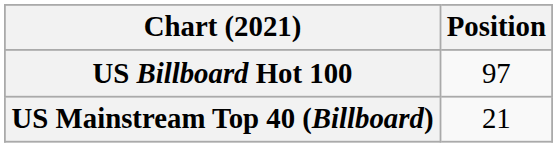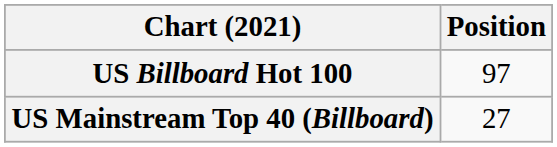(496, 118) 21 -> (496, 118) 27
